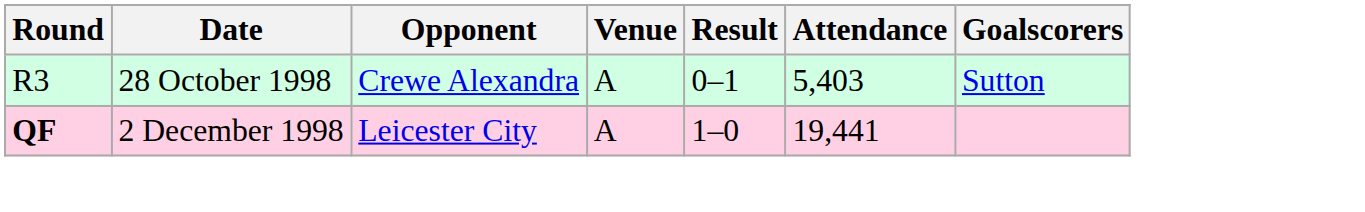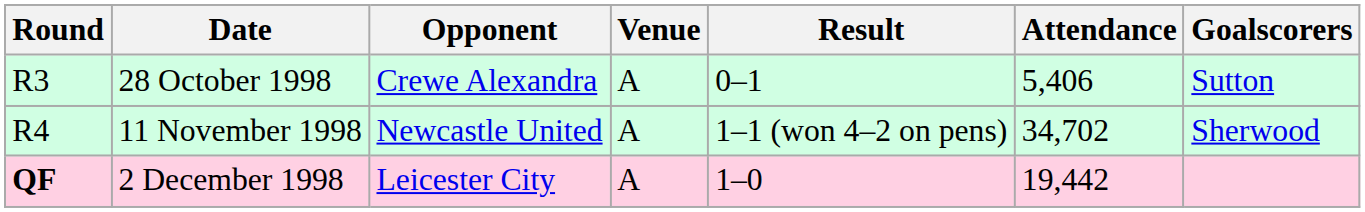(828, 79) 5,403 -> (1058, 79) 5,406
+ row: (240, 130)
(836, 130) 19,441 -> (1065, 180) 19,442
